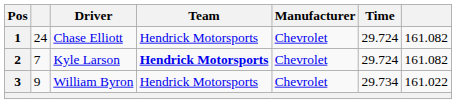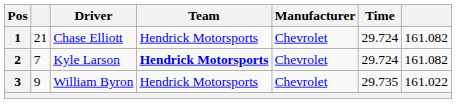(40, 37) 24 -> (40, 37) 21
(380, 81) 29.734 -> (380, 81) 29.735
